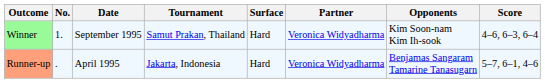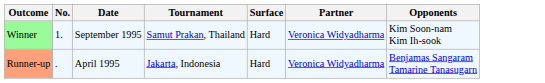- column: (510, 12)
